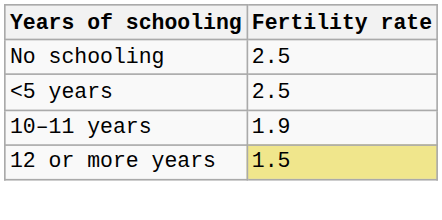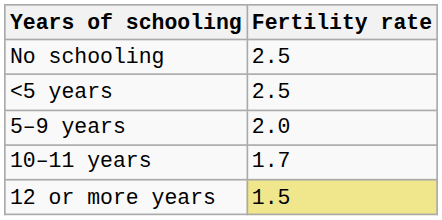+ row: (68, 127)
(271, 127) 1.9 -> (271, 162) 1.7
